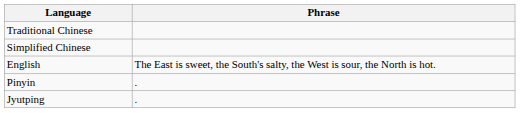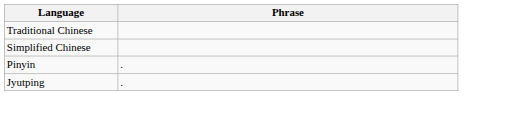- row: (23, 64)
